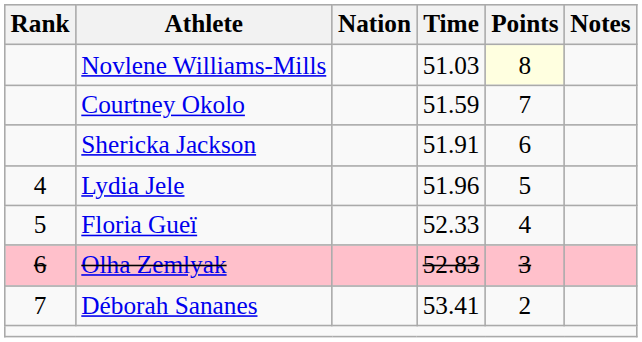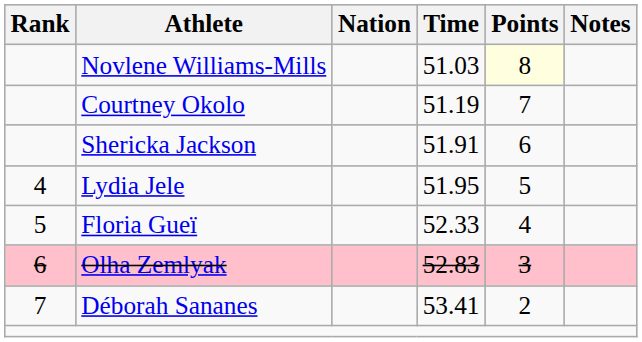(451, 104) 51.59 -> (451, 104) 51.19
(451, 184) 51.96 -> (451, 184) 51.95
